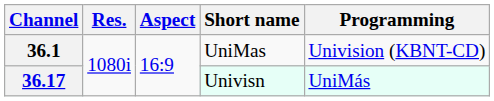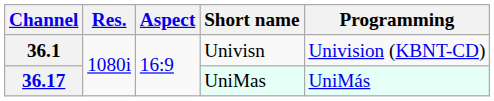(235, 50) UniMas -> (235, 50) Univisn
(235, 80) Univisn -> (235, 80) UniMas
